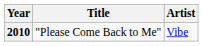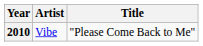columns swapped: (98, 13) <-> (181, 13)
